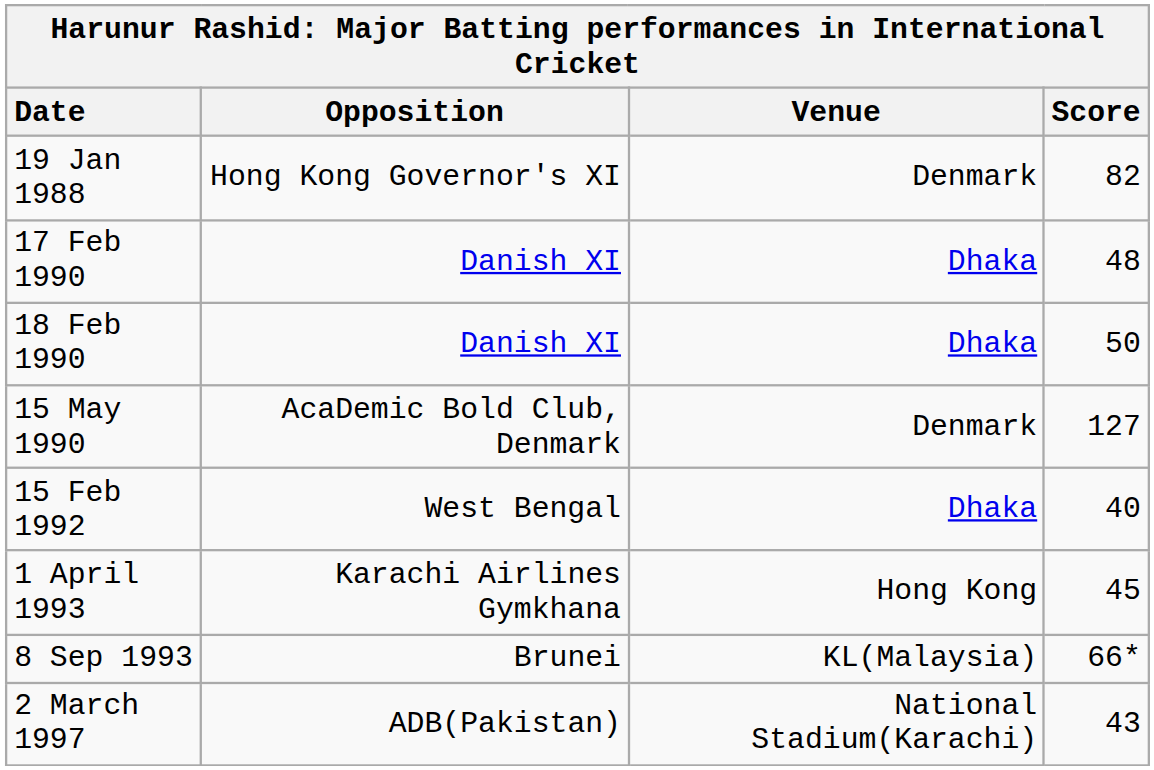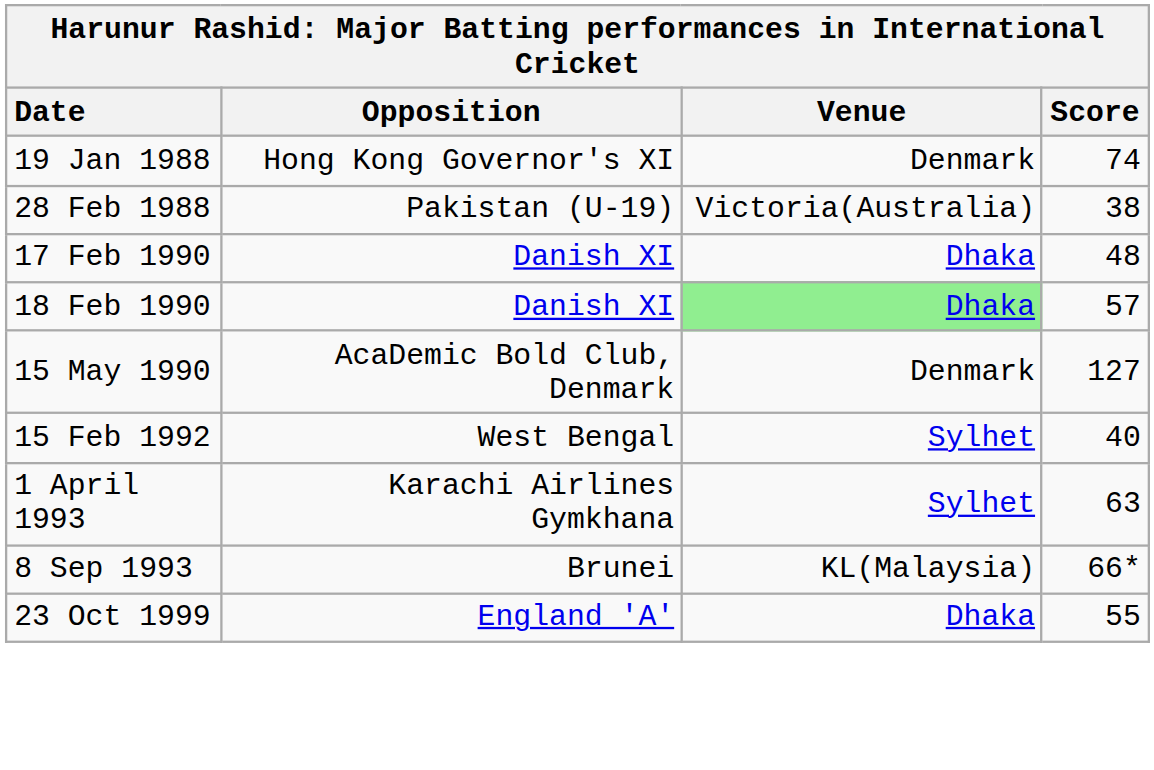(1123, 178) 82 -> (1123, 161) 74
+ row: (112, 209)
(993, 344) no background -> (990, 306) lightgreen background
(1123, 344) 50 -> (1123, 306) 57
(993, 509) Dhaka -> (981, 438) Sylhet
(957, 592) Hong Kong -> (981, 503) Sylhet
(1123, 592) 45 -> (1123, 503) 63
- row: (77, 724)
+ row: (112, 618)
